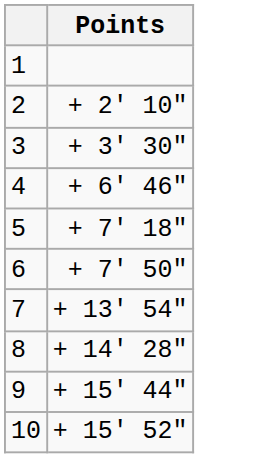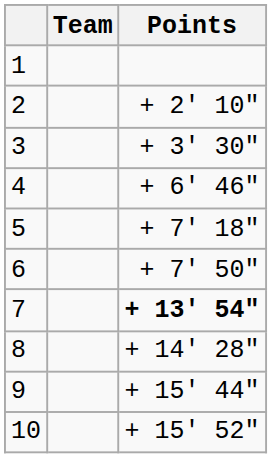+ column: (83, 25)
(120, 310) normal -> (192, 310) bold
